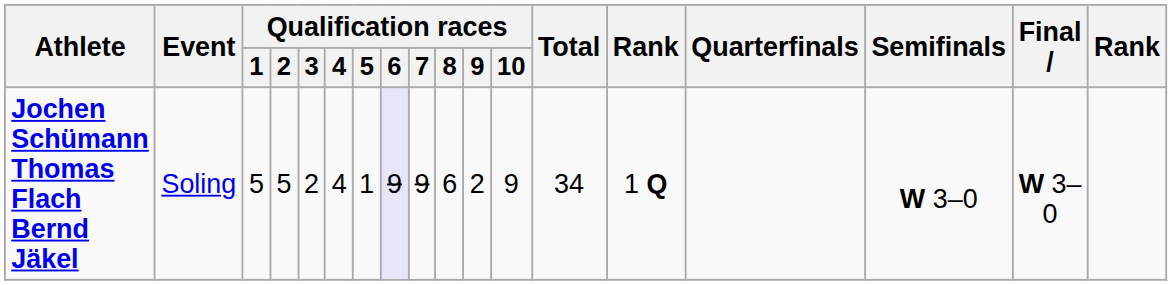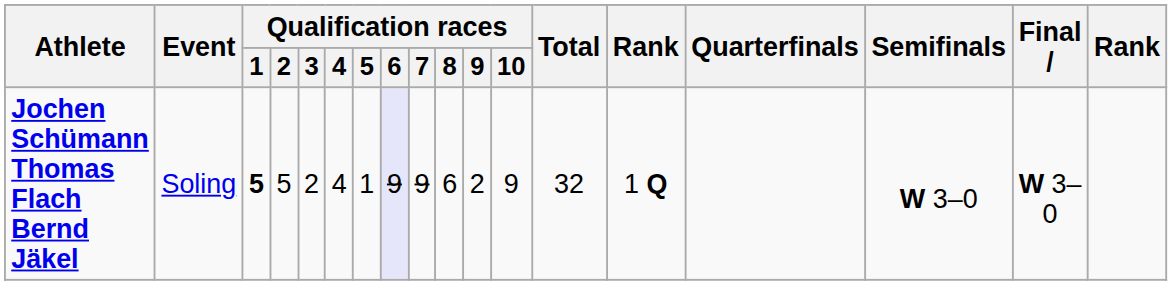(256, 184) normal -> (256, 184) bold
(569, 184) 34 -> (569, 184) 32
